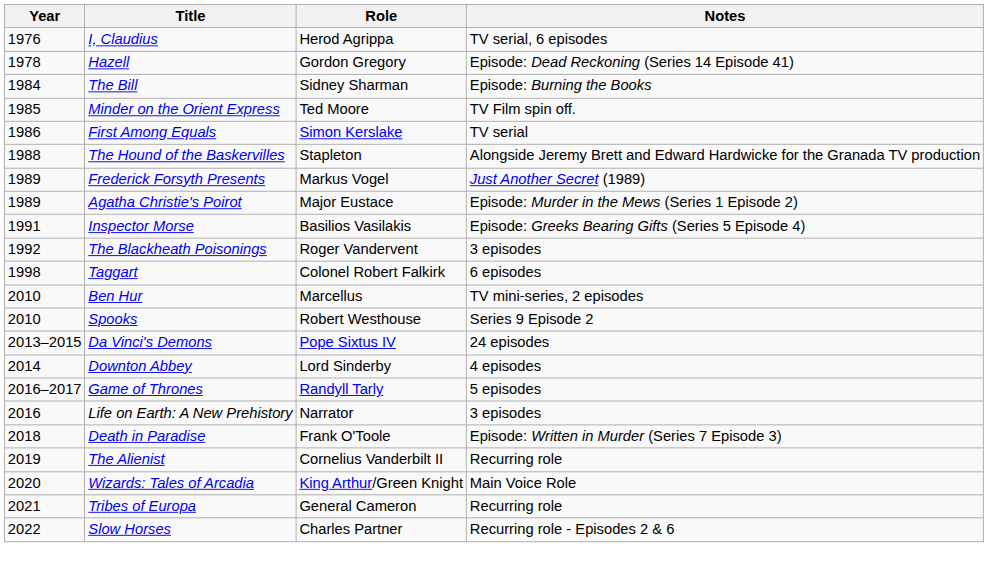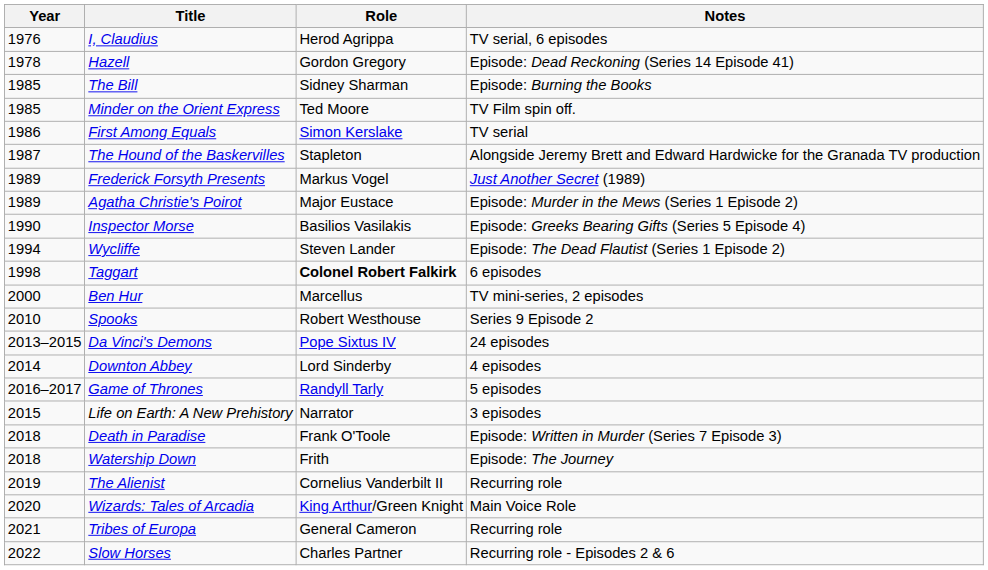(24, 86) 1984 -> (24, 86) 1985
(24, 156) 1988 -> (24, 156) 1987
(24, 226) 1991 -> (24, 226) 1990
- row: (178, 249)
+ row: (114, 249)
(372, 272) normal -> (378, 272) bold
(24, 296) 2010 -> (24, 296) 2000
(24, 413) 2016 -> (24, 413) 2015
+ row: (142, 459)
